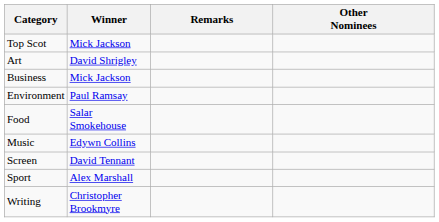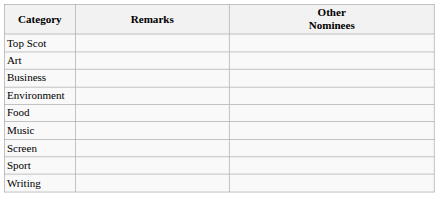- column: (109, 19)
